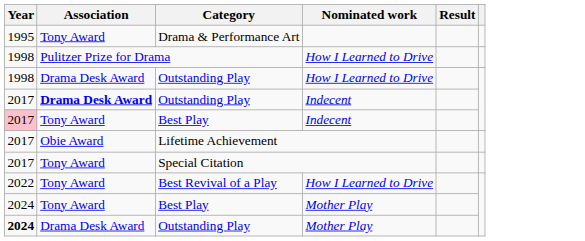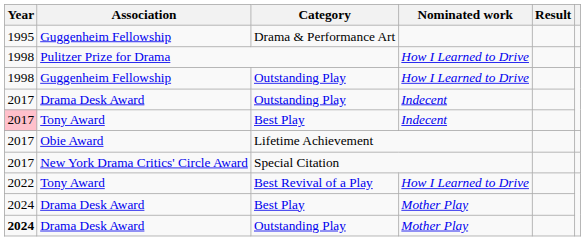(72, 36) Tony Award -> (106, 36) Guggenheim Fellowship
(92, 78) Drama Desk Award -> (106, 78) Guggenheim Fellowship
(96, 99) bold -> (92, 99) normal
(72, 162) Tony Award -> (144, 162) New York Drama Critics' Circle Award
(72, 204) Tony Award -> (92, 204) Drama Desk Award
